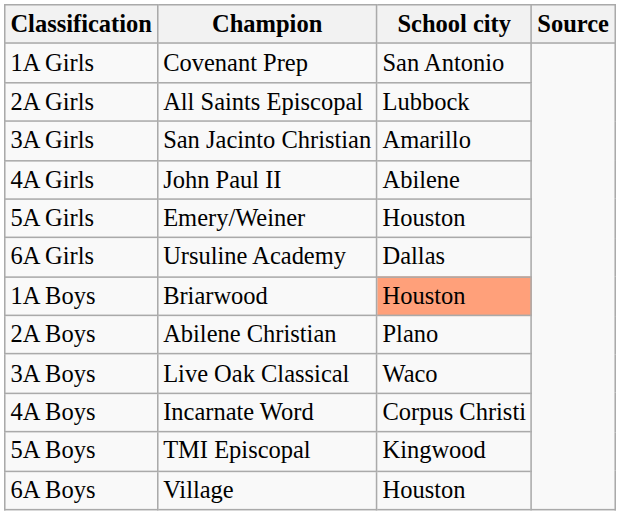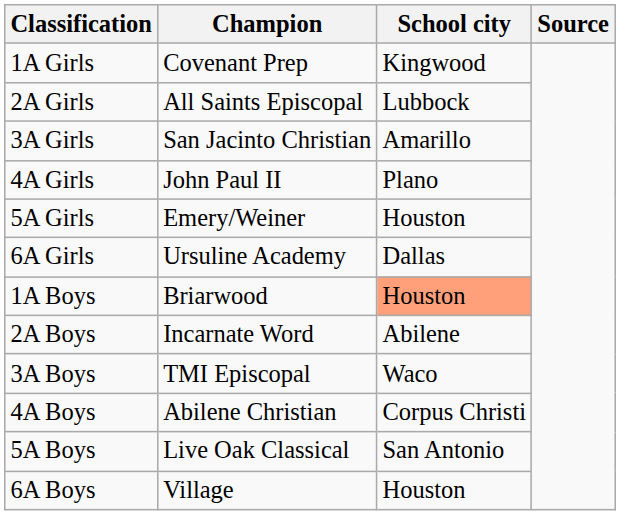(443, 62) San Antonio -> (434, 62) Kingwood
(421, 179) Abilene -> (410, 179) Plano
(250, 334) Abilene Christian -> (238, 334) Incarnate Word
(410, 334) Plano -> (421, 334) Abilene
(256, 373) Live Oak Classical -> (237, 373) TMI Episcopal
(238, 412) Incarnate Word -> (250, 412) Abilene Christian
(237, 450) TMI Episcopal -> (256, 450) Live Oak Classical
(434, 450) Kingwood -> (443, 450) San Antonio
